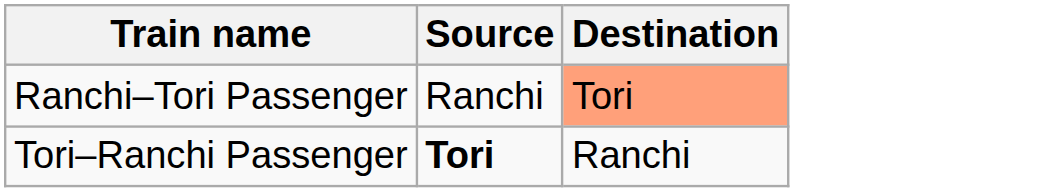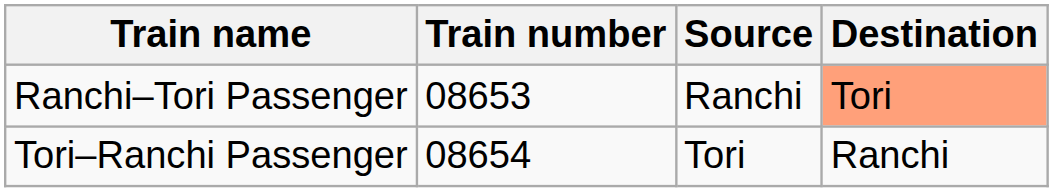+ column: (546, 34)
(460, 155) bold -> (715, 155) normal
